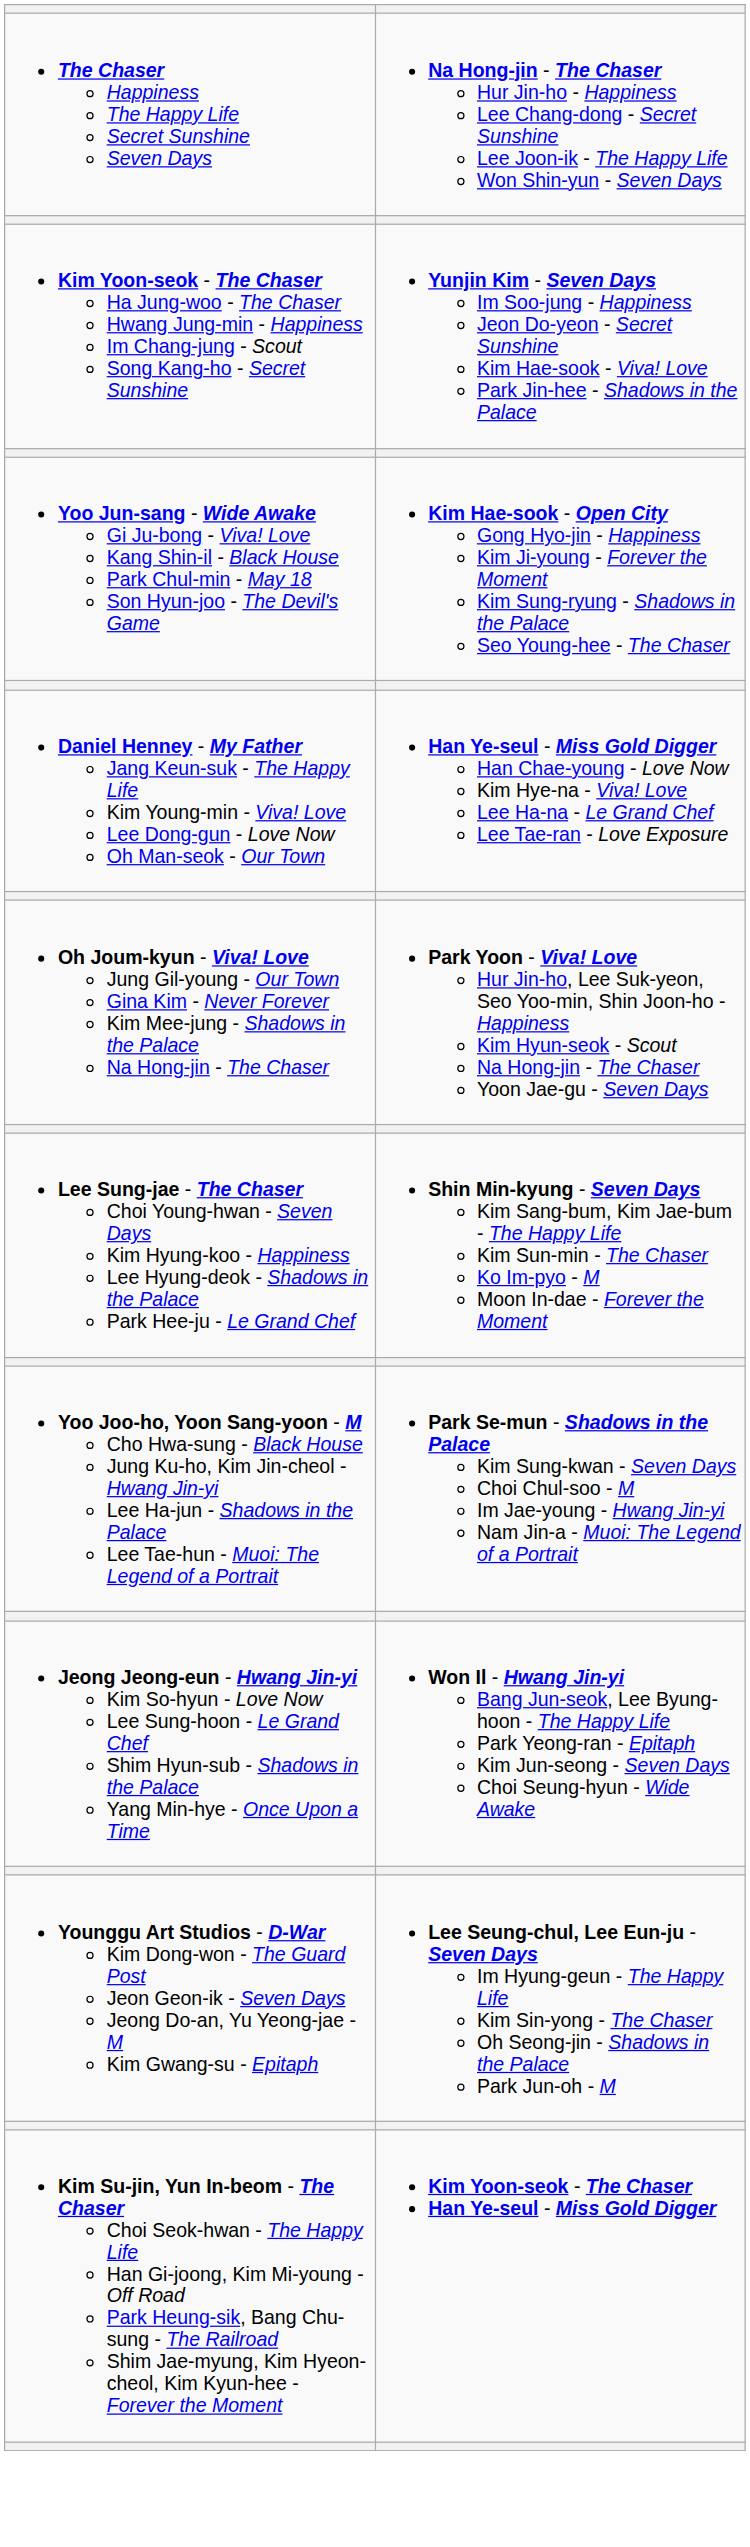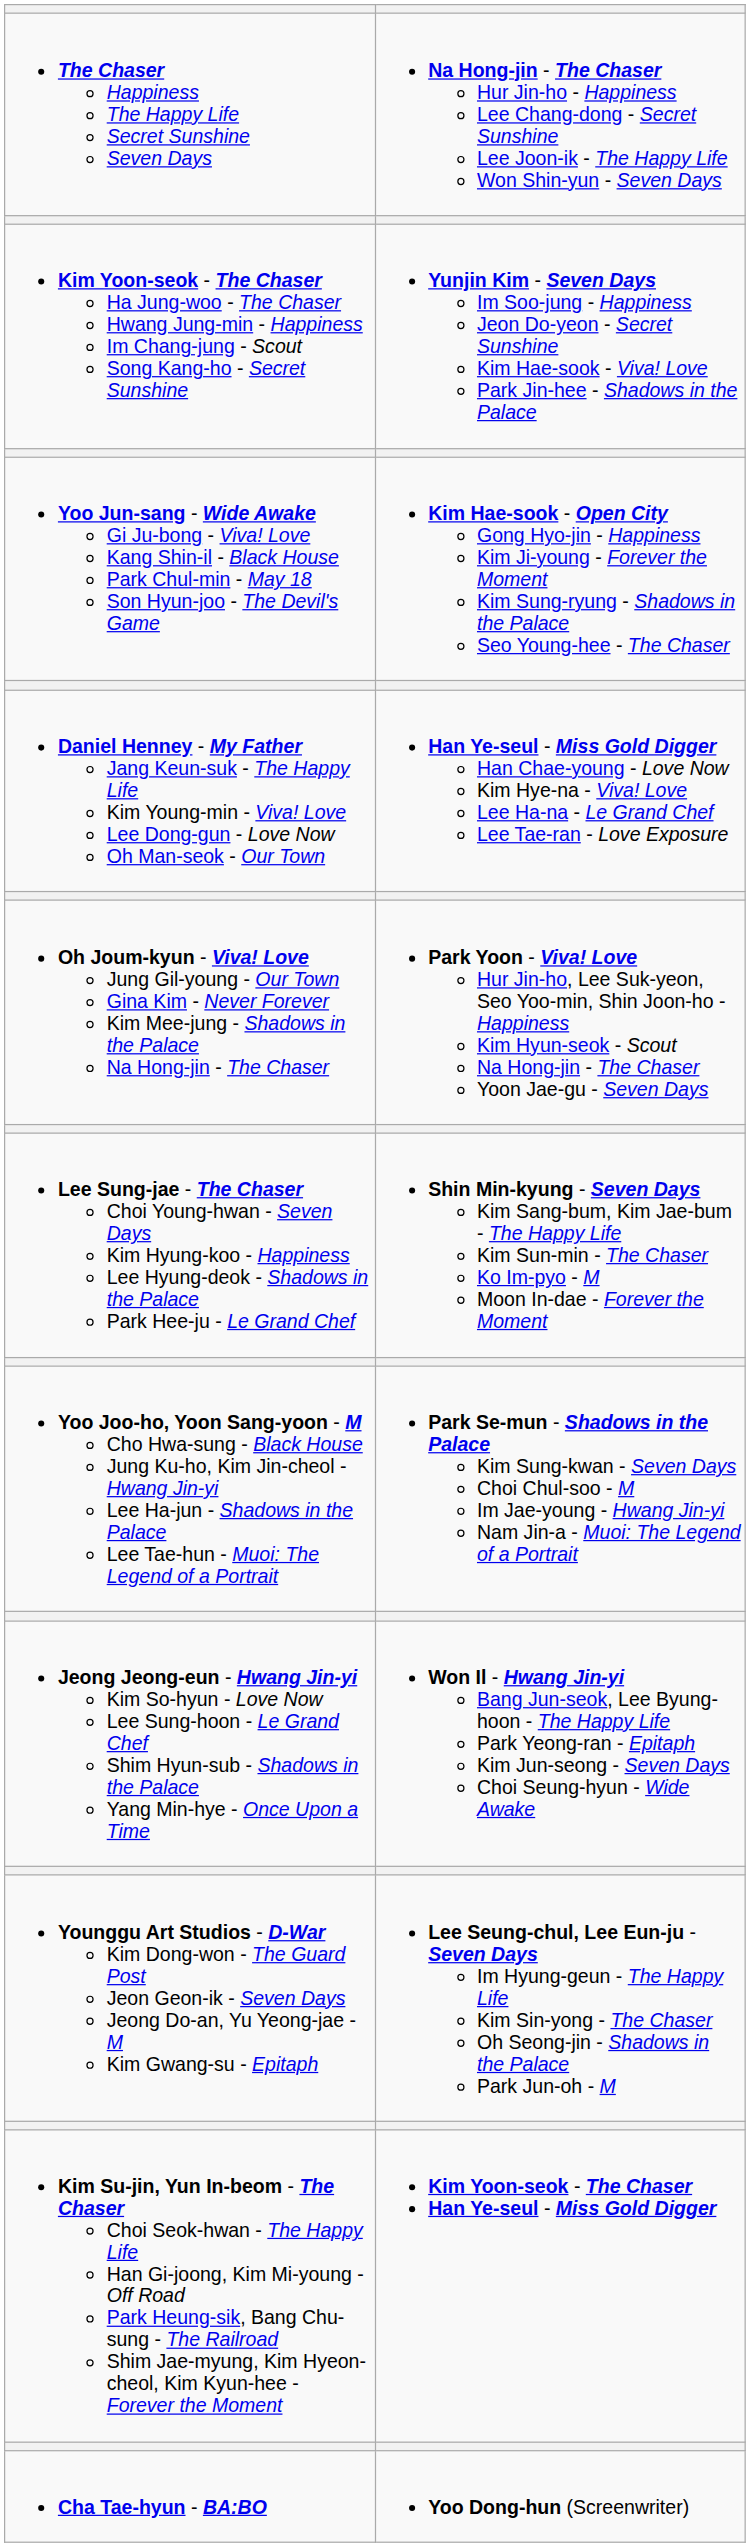+ row: (190, 2508)
